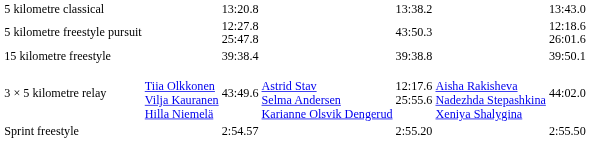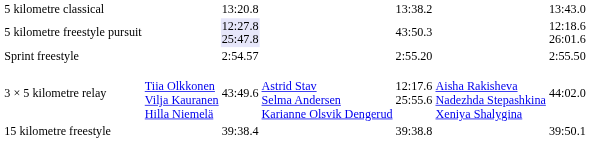(240, 32) no background -> (240, 32) lavender background
rows swapped: (58, 56) <-> (42, 130)
